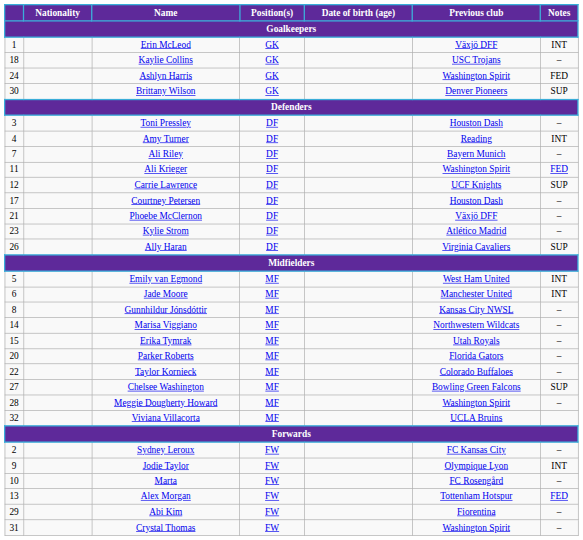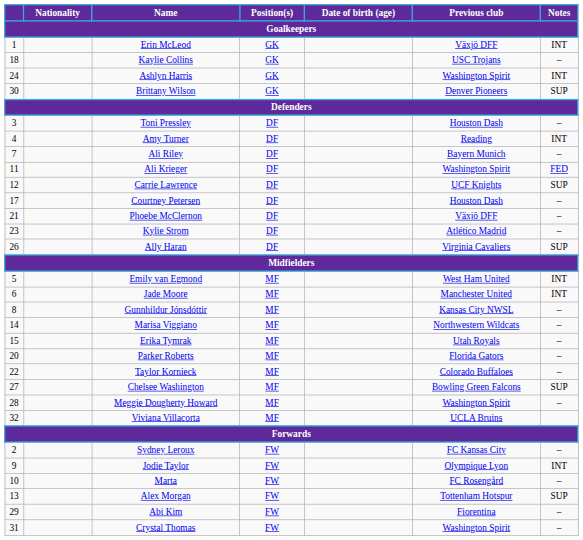(559, 76) FED -> (559, 76) INT
(559, 497) FED -> (559, 497) SUP
